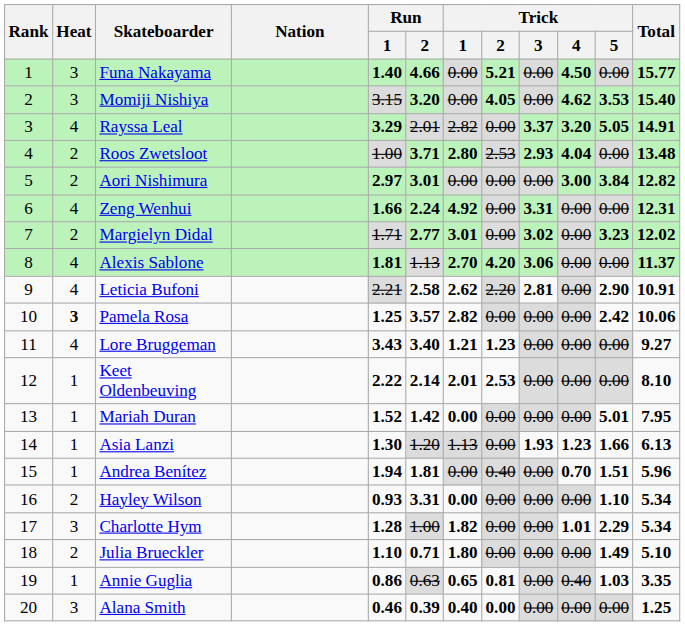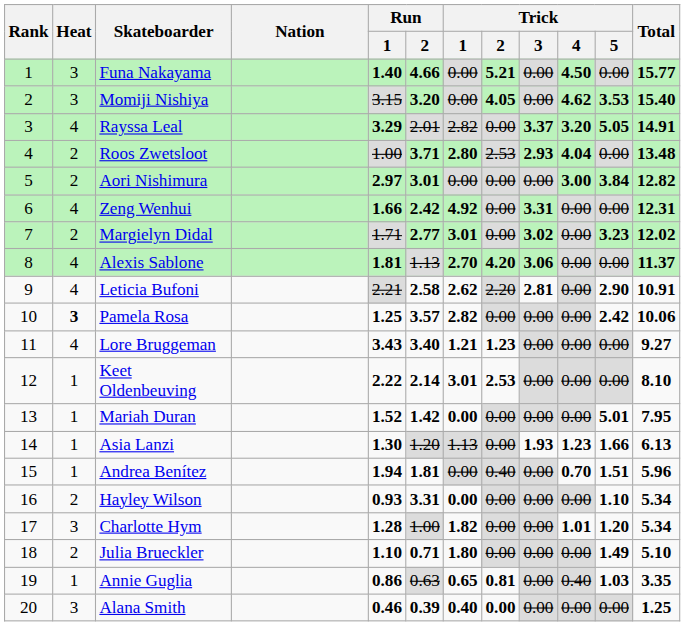(425, 208) 2.24 -> (425, 208) 2.42
(463, 380) 2.01 -> (463, 380) 3.01
(614, 526) 2.29 -> (614, 526) 1.20
